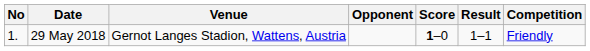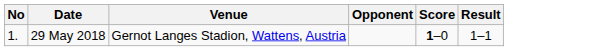- column: (544, 14)
